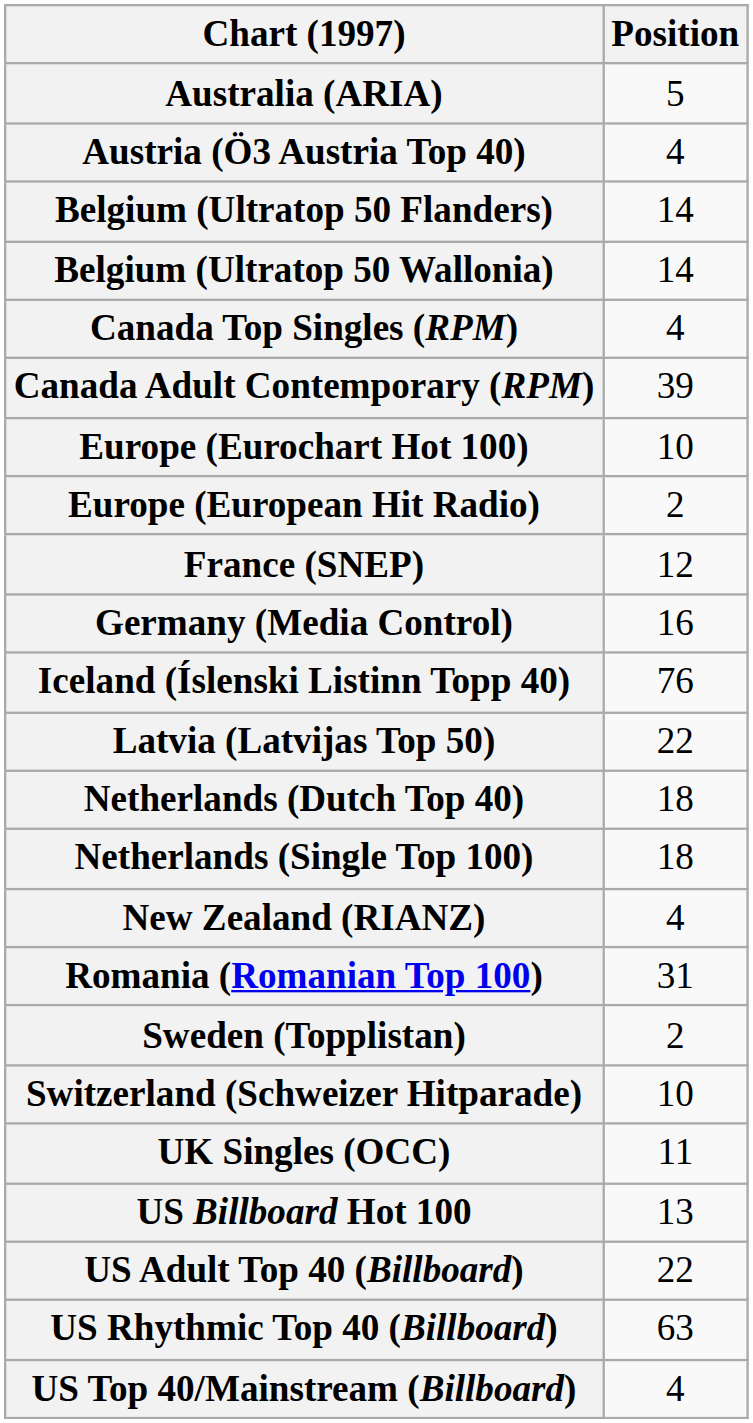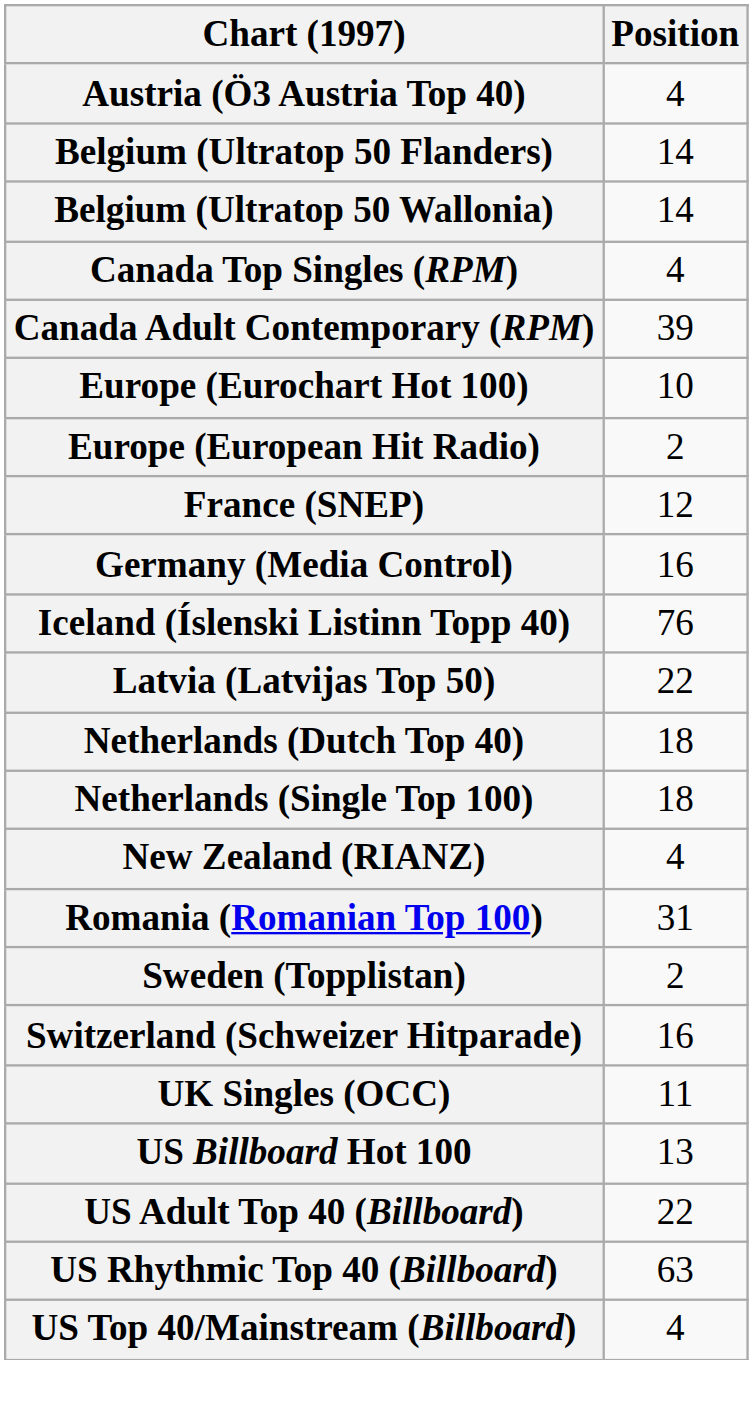- row: (304, 92)
(675, 1093) 10 -> (675, 1034) 16
